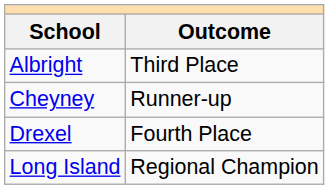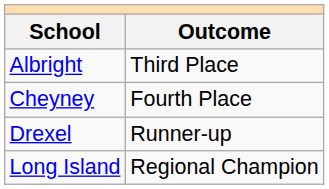(181, 99) Runner-up -> (191, 99) Fourth Place
(191, 133) Fourth Place -> (181, 133) Runner-up
